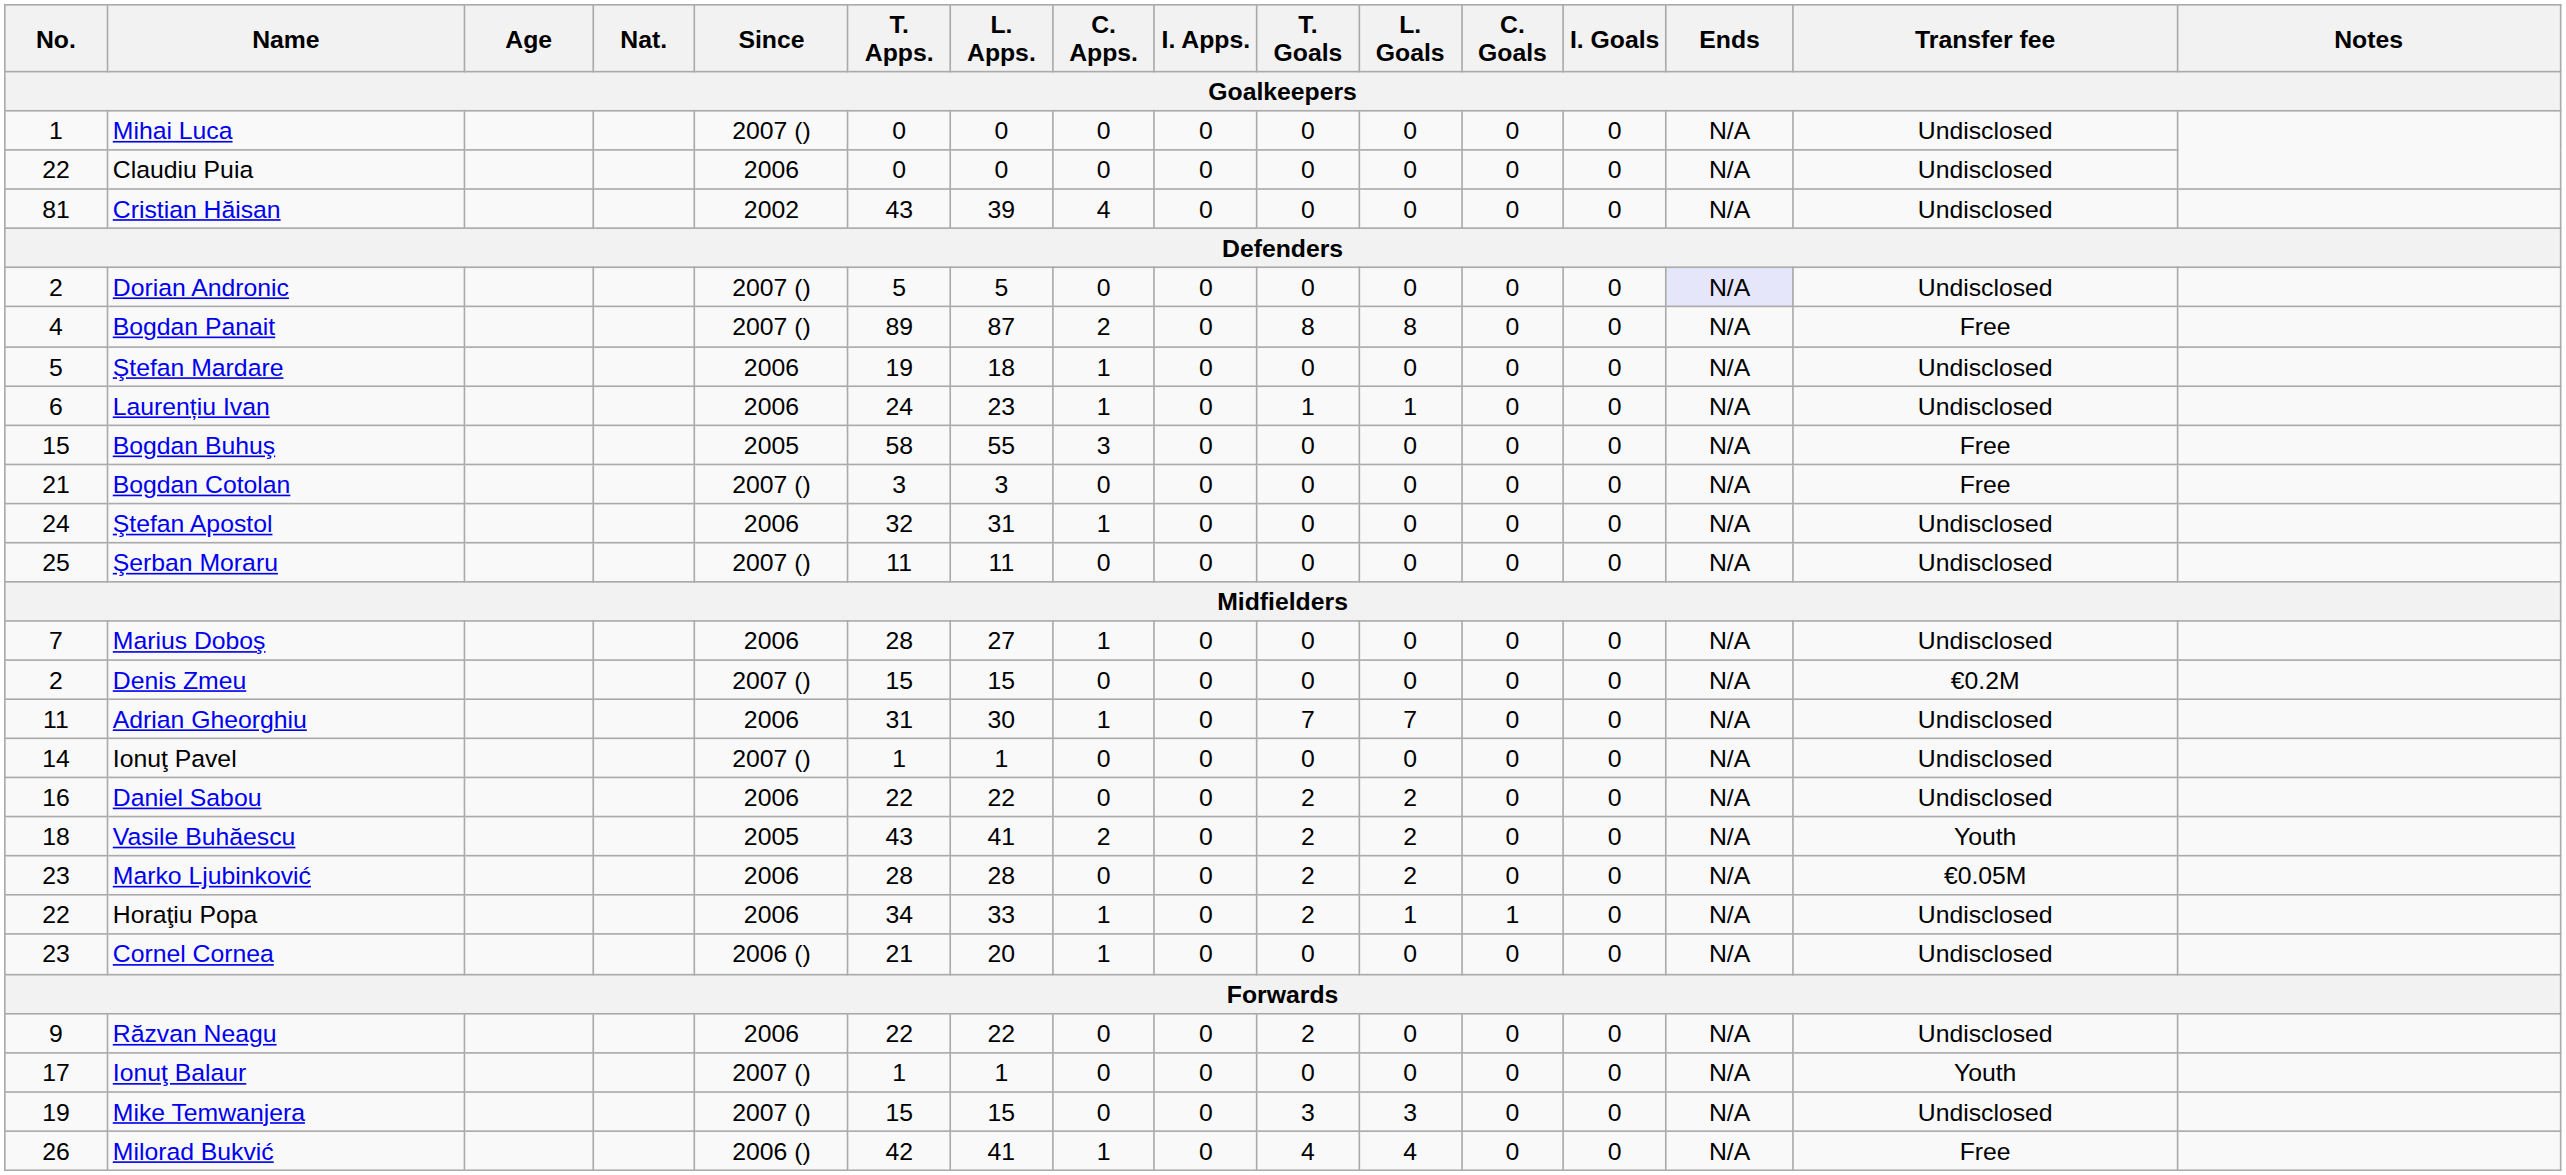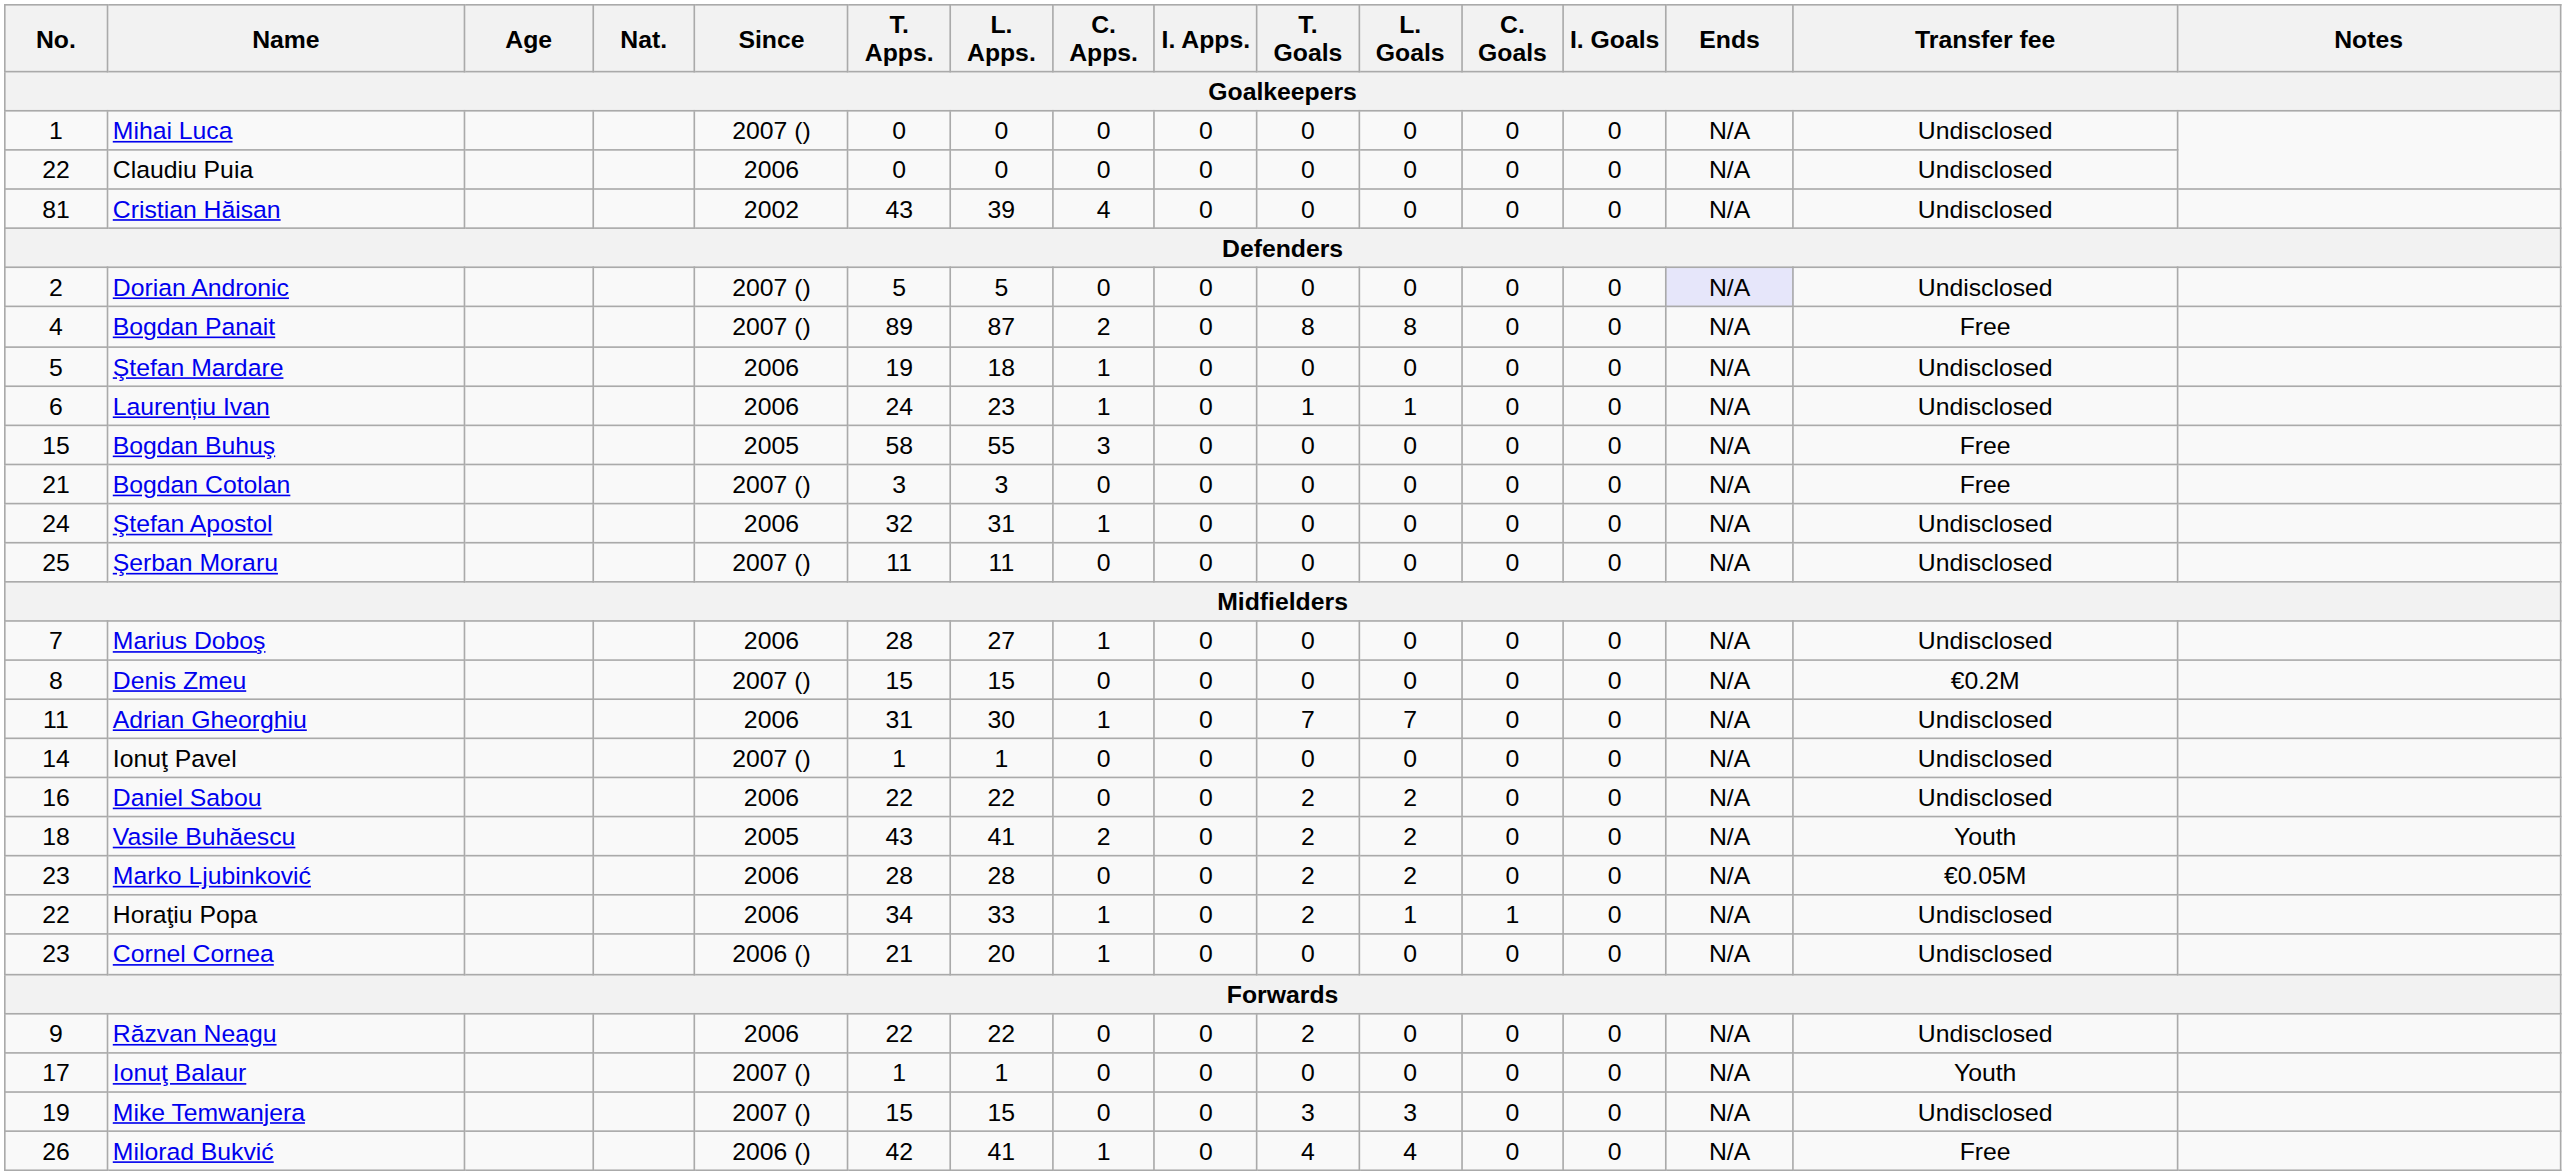(56, 680) 2 -> (56, 680) 8
